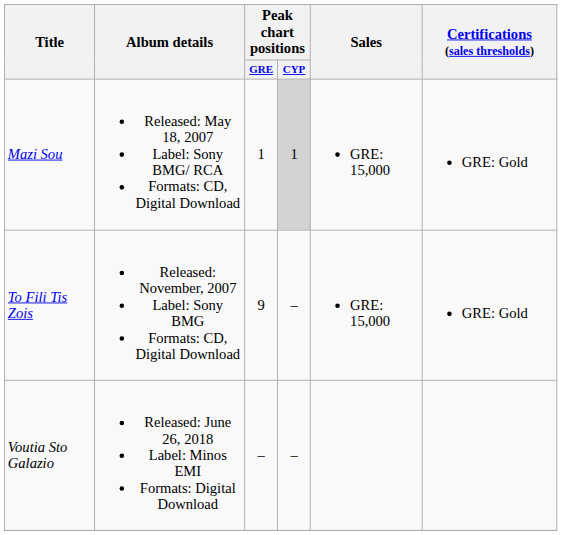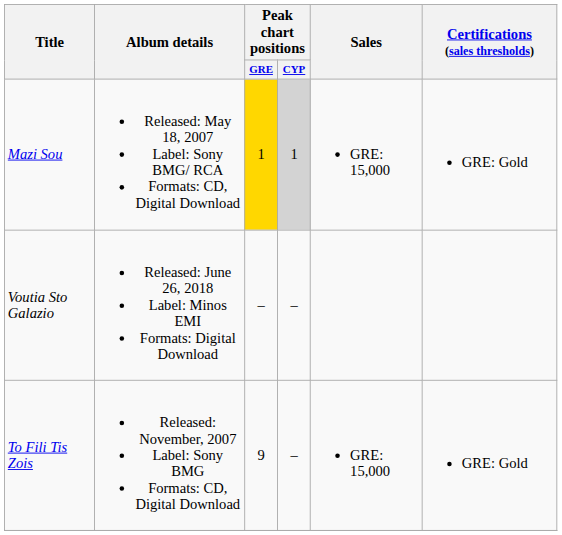(261, 154) no background -> (261, 154) gold background
rows swapped: (37, 304) <-> (38, 455)
